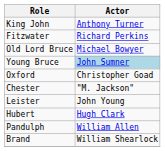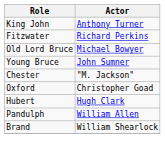(103, 62) lightblue background -> (103, 62) no background
rows swapped: (23, 88) <-> (21, 75)
- row: (23, 101)
